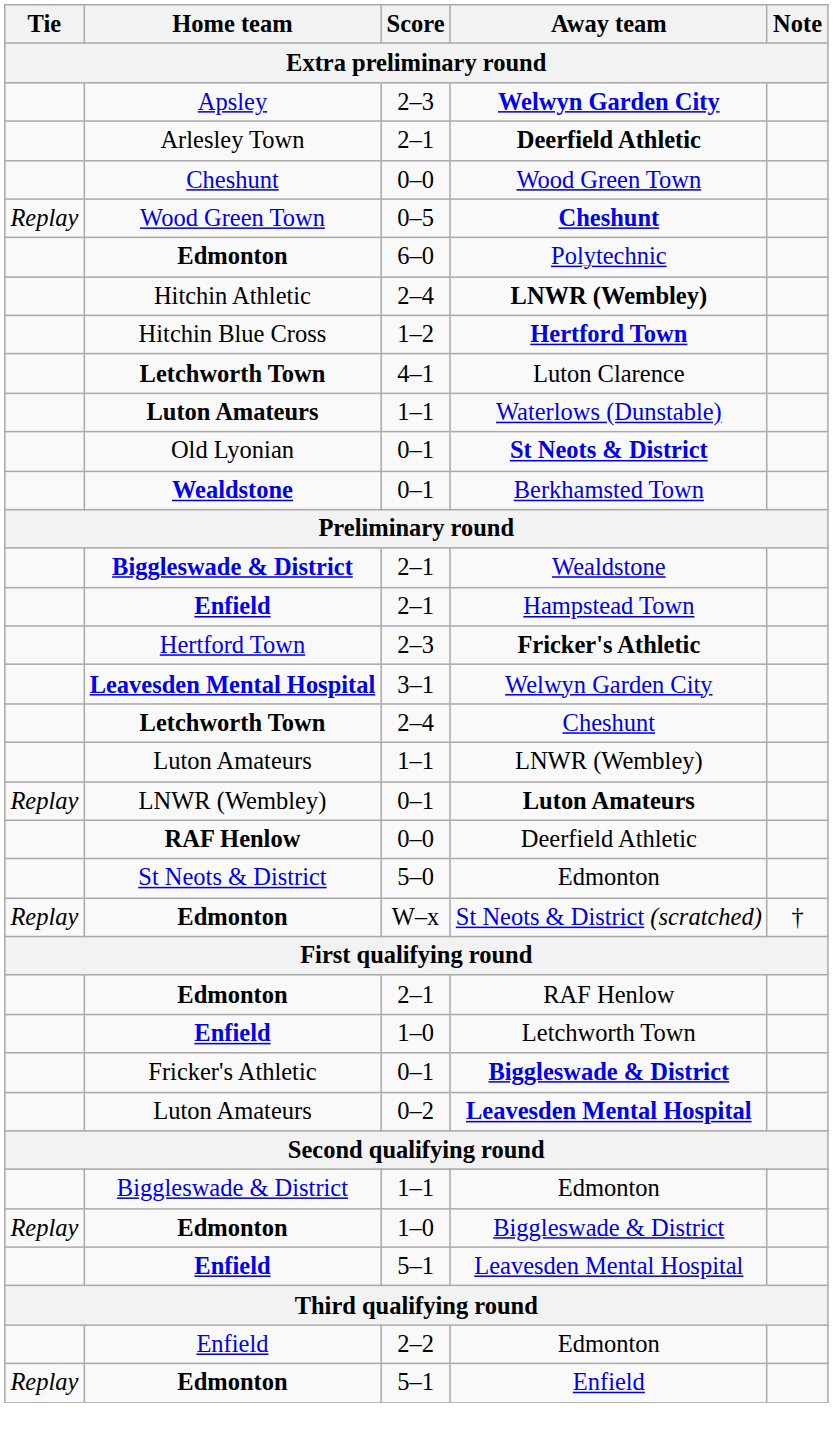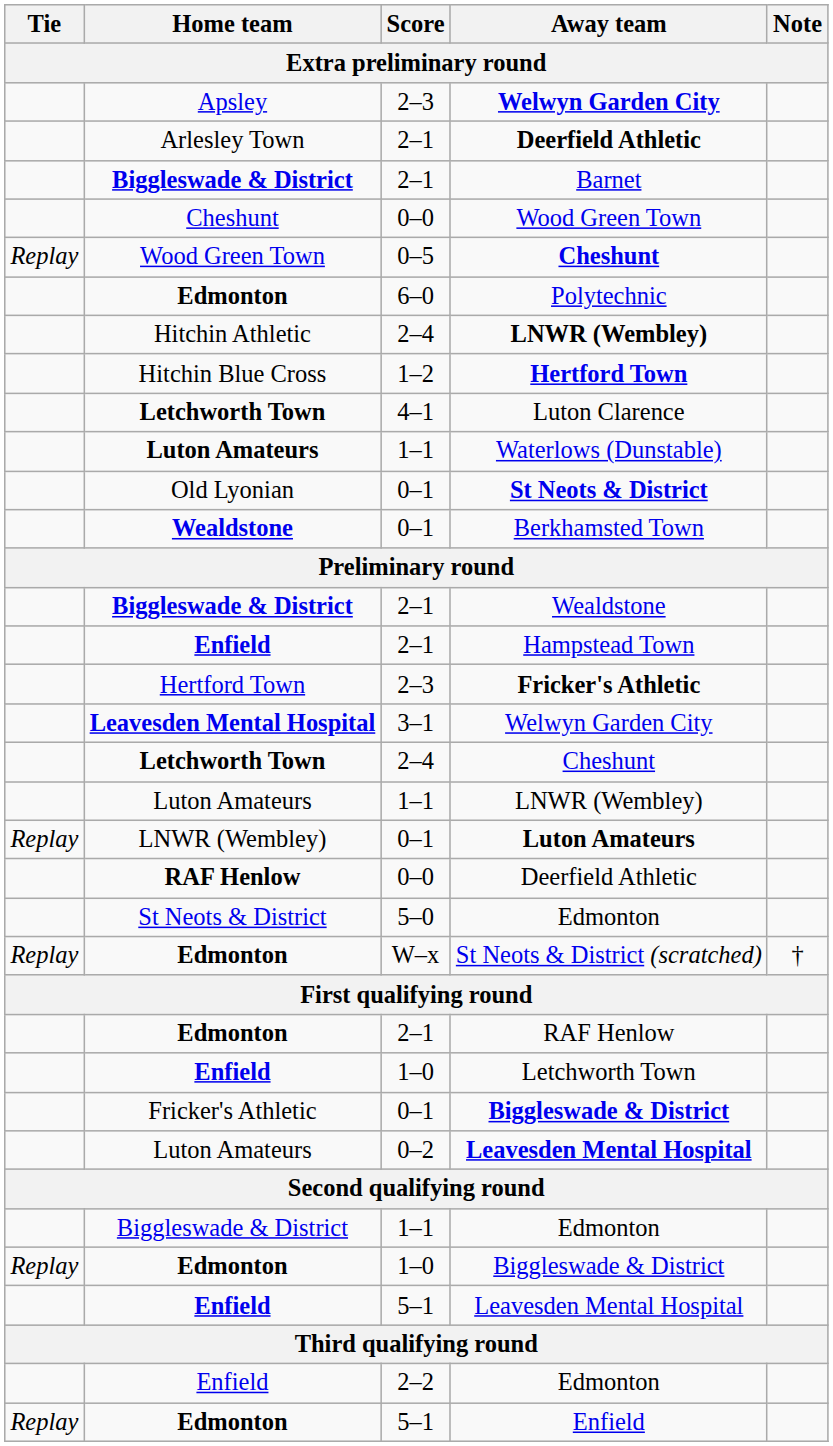+ row: (232, 179)
